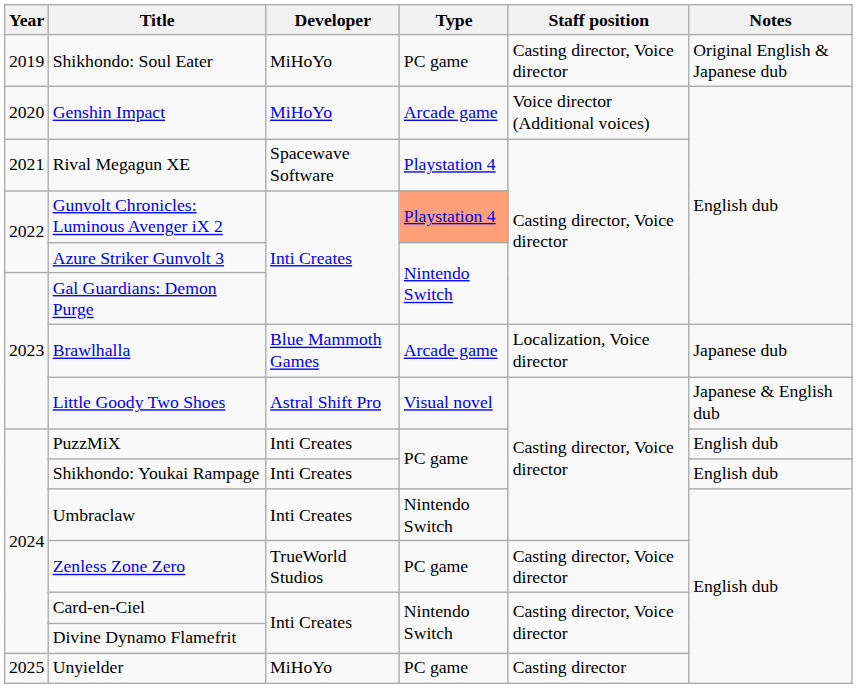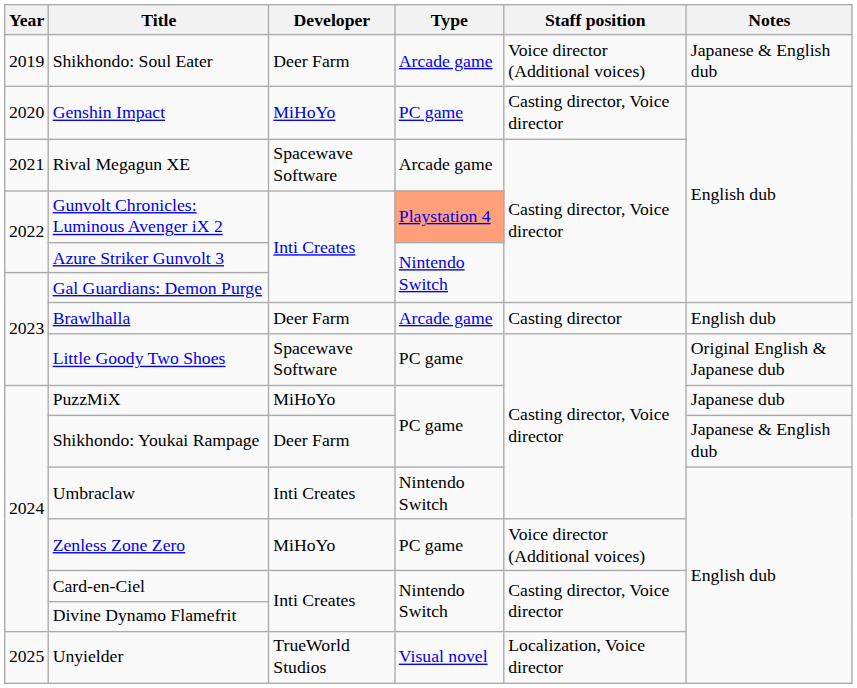(301, 60) MiHoYo -> (311, 60) Deer Farm
(436, 60) PC game -> (446, 60) Arcade game
(593, 60) Casting director, Voice director -> (577, 60) Voice director (Additional voices)
(761, 60) Original English & Japanese dub -> (761, 60) Japanese & English dub
(451, 112) Arcade game -> (431, 112) PC game
(581, 112) Voice director (Additional voices) -> (589, 112) Casting director, Voice director
(450, 164) Playstation 4 -> (446, 164) Arcade game
(326, 350) Blue Mammoth Games -> (311, 317) Deer Farm
(581, 350) Localization, Voice director -> (565, 317) Casting director
(740, 350) Japanese dub -> (733, 317) English dub
(326, 402) Astral Shift Pro -> (313, 358) Spacewave Software
(448, 402) Visual novel -> (431, 358) PC game
(763, 402) Japanese & English dub -> (759, 358) Original English & Japanese dub
(311, 443) Inti Creates -> (304, 399) MiHoYo
(736, 443) English dub -> (738, 399) Japanese dub
(311, 473) Inti Creates -> (311, 441) Deer Farm
(736, 473) English dub -> (761, 441) Japanese & English dub
(308, 566) TrueWorld Studios -> (304, 544) MiHoYo
(593, 566) Casting director, Voice director -> (577, 544) Voice director (Additional voices)
(301, 668) MiHoYo -> (312, 657) TrueWorld Studios
(436, 668) PC game -> (443, 657) Visual novel
(569, 668) Casting director -> (577, 657) Localization, Voice director
